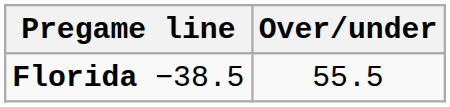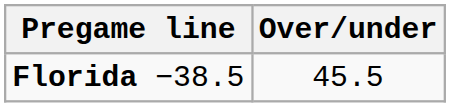(348, 78) 55.5 -> (348, 78) 45.5
